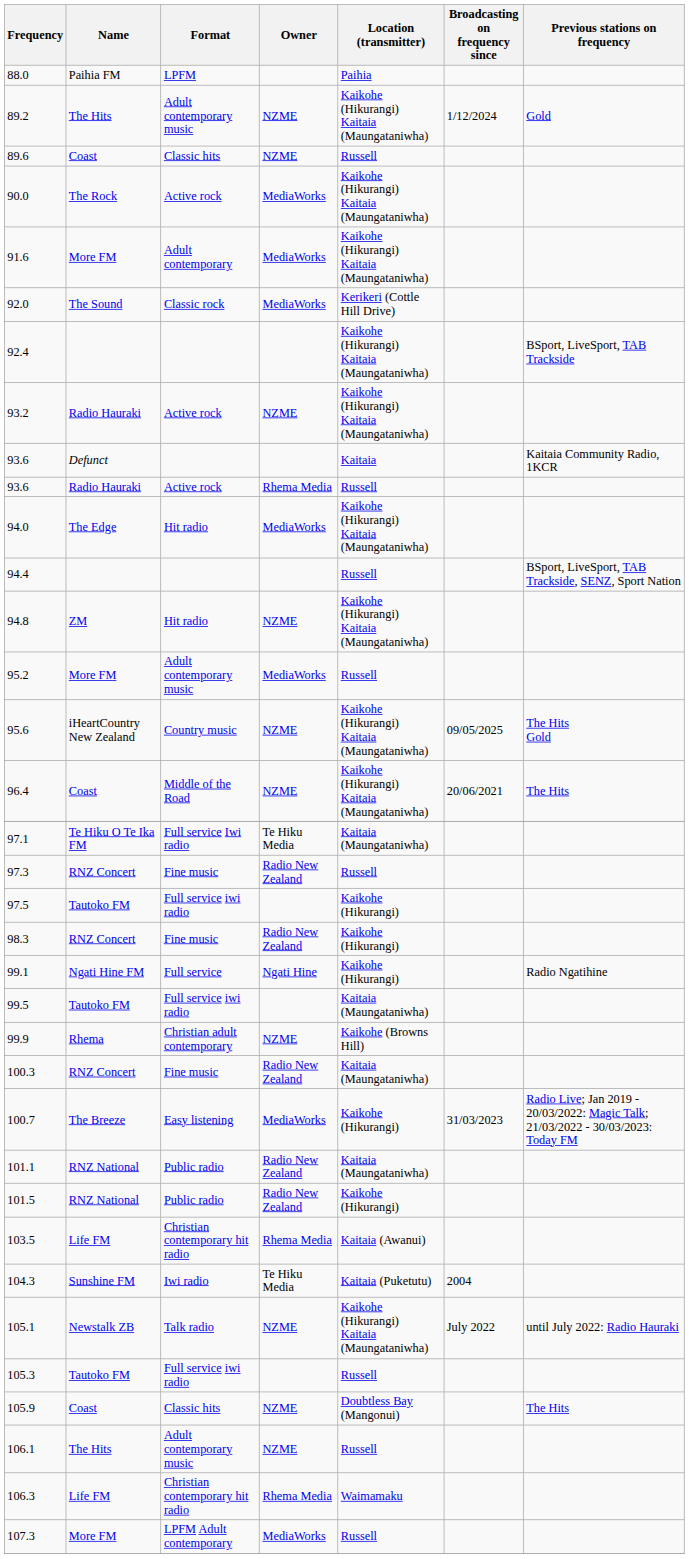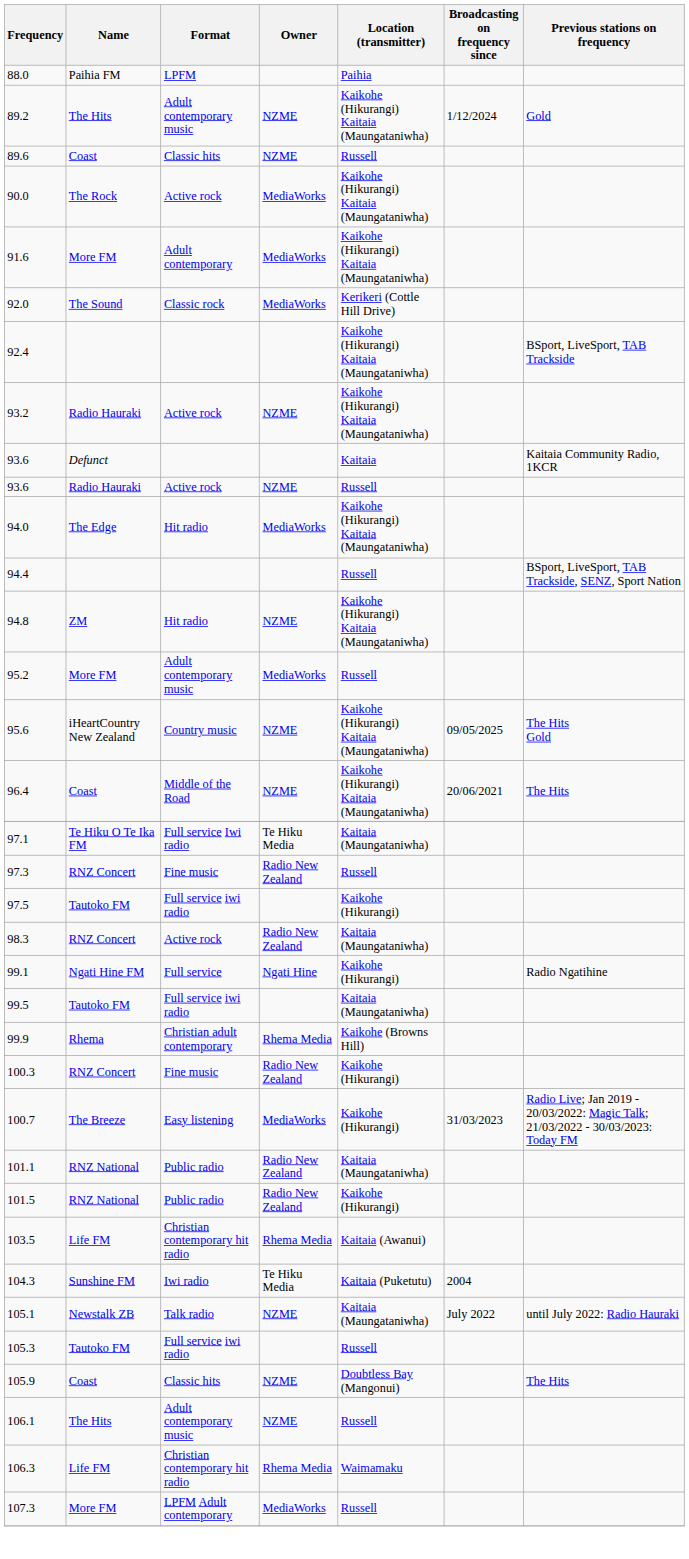(297, 486) Rhema Media -> (280, 486) NZME
(191, 938) Fine music -> (193, 938) Active rock
(370, 938) Kaikohe (Hikurangi) -> (385, 938) Kaitaia (Maungataniwha)
(280, 1038) NZME -> (297, 1038) Rhema Media
(385, 1072) Kaitaia (Maungataniwha) -> (370, 1072) Kaikohe (Hikurangi)
(385, 1328) Kaikohe (Hikurangi) Kaitaia (Maungataniwha) -> (385, 1314) Kaitaia (Maungataniwha)
